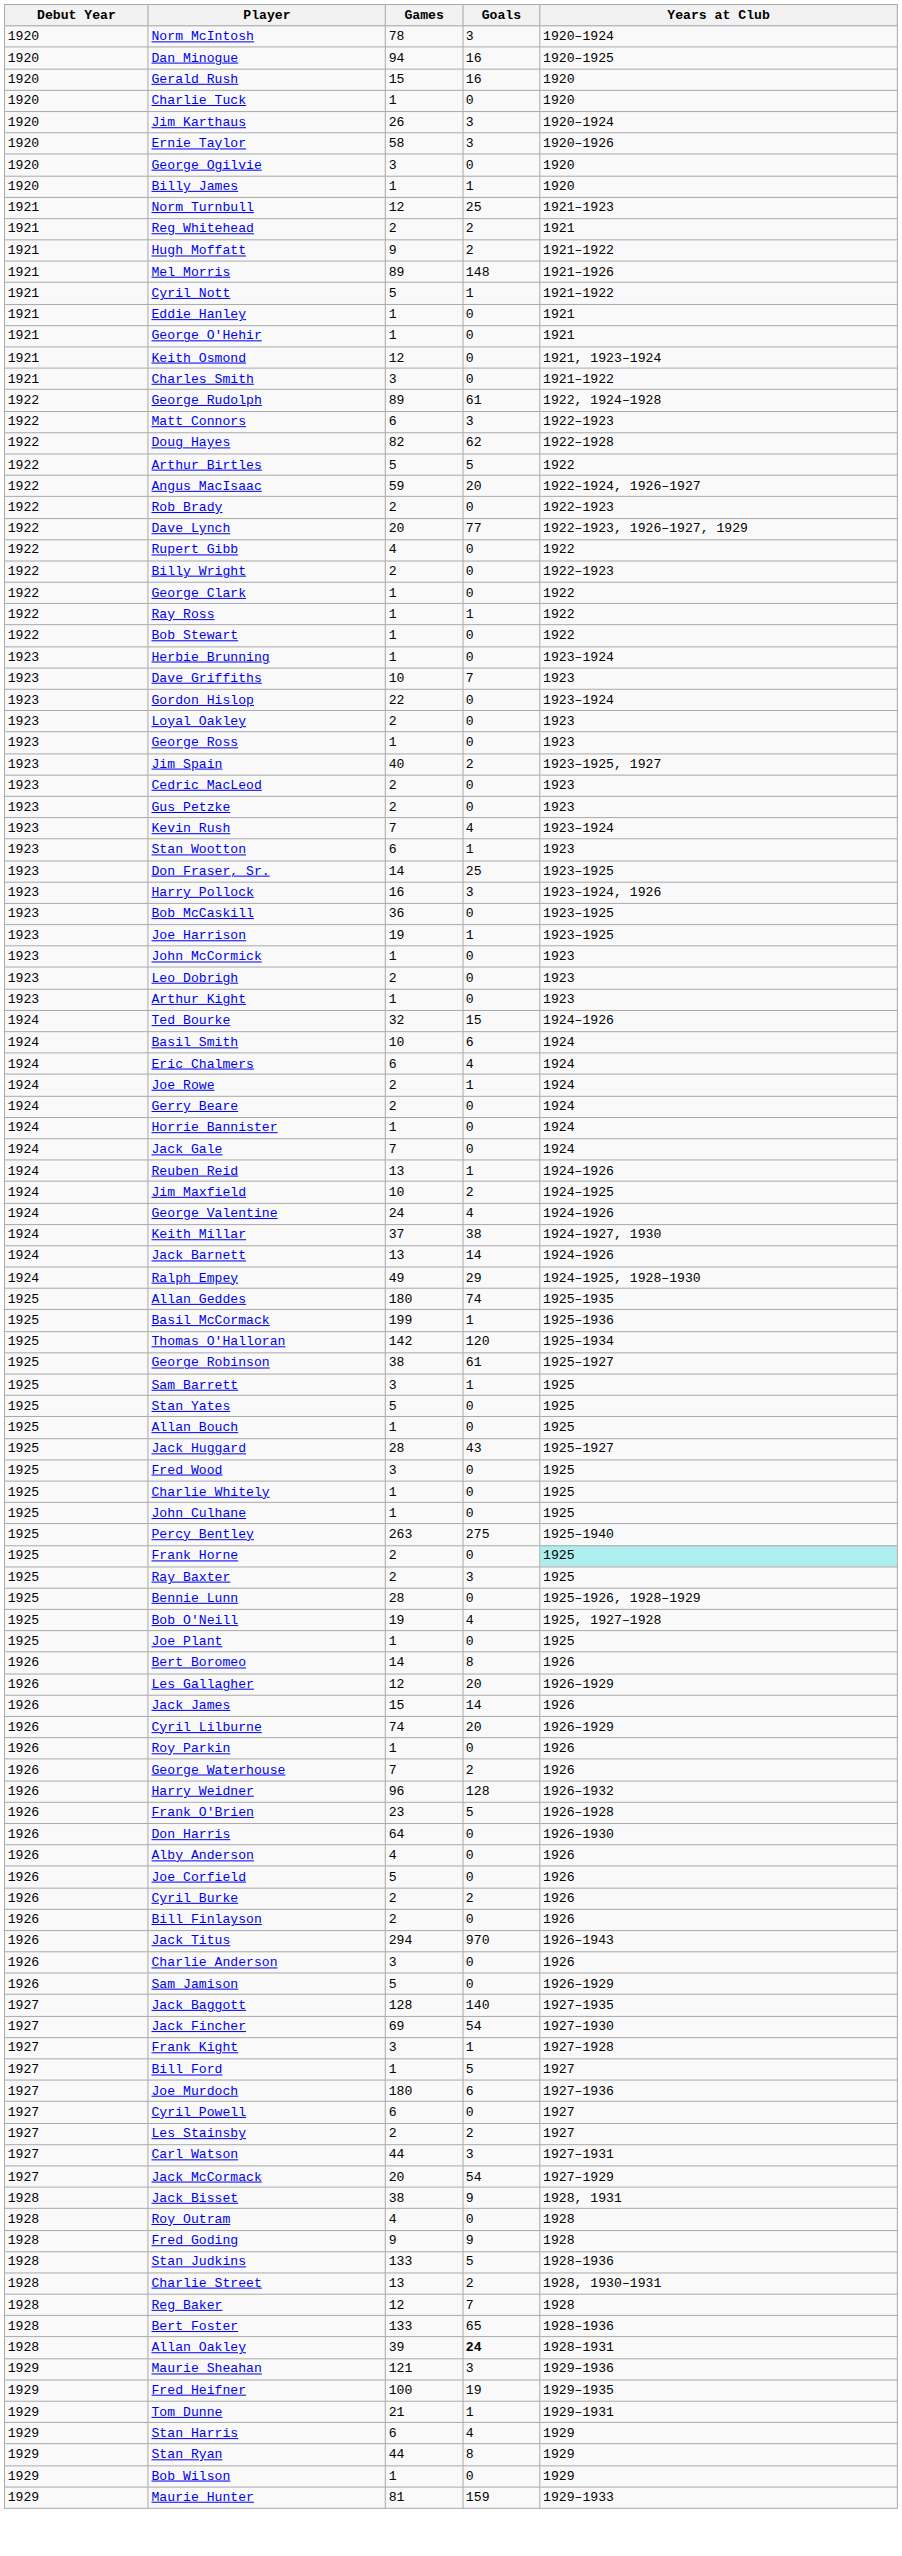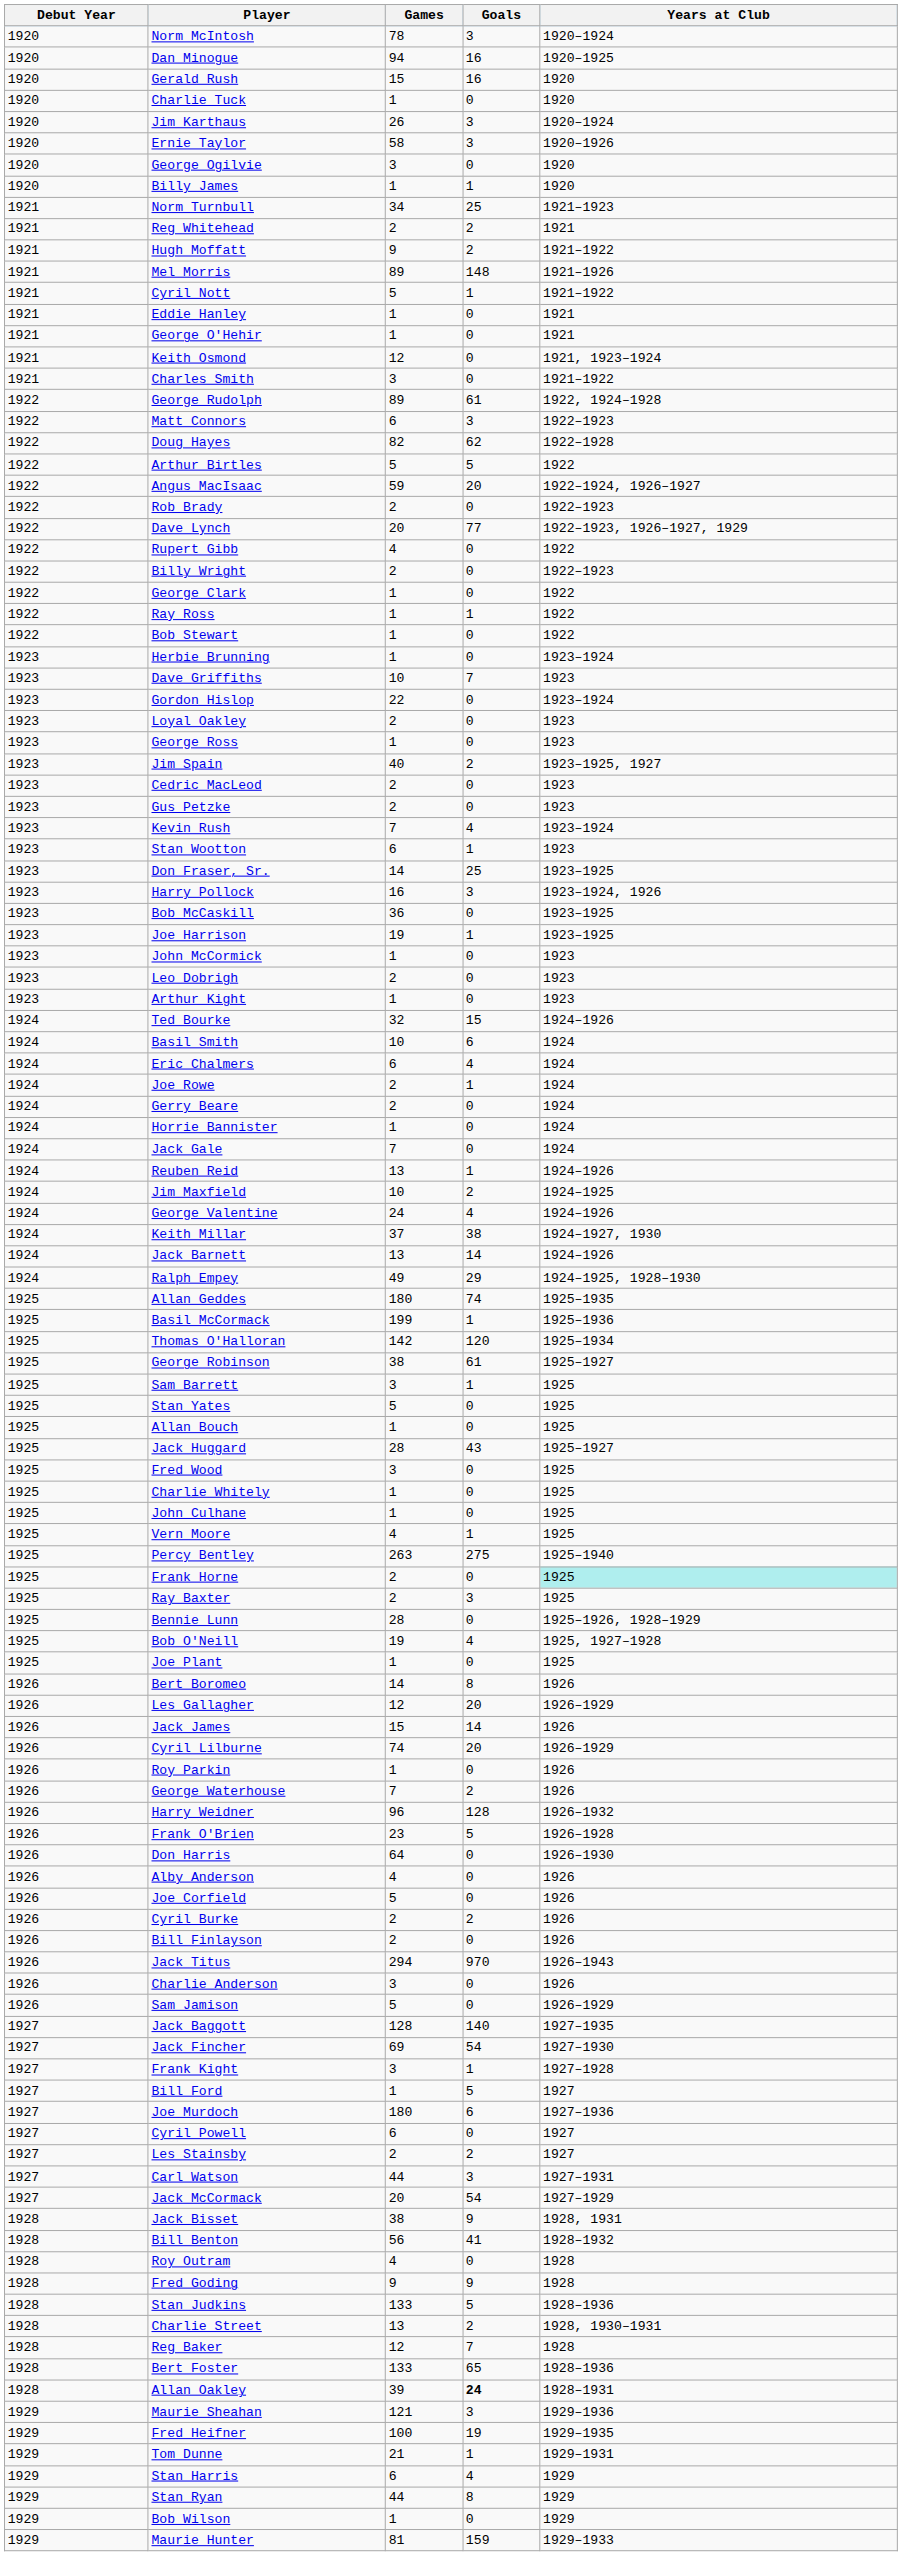(397, 208) 12 -> (397, 208) 34
+ row: (191, 1535)
+ row: (195, 2241)
